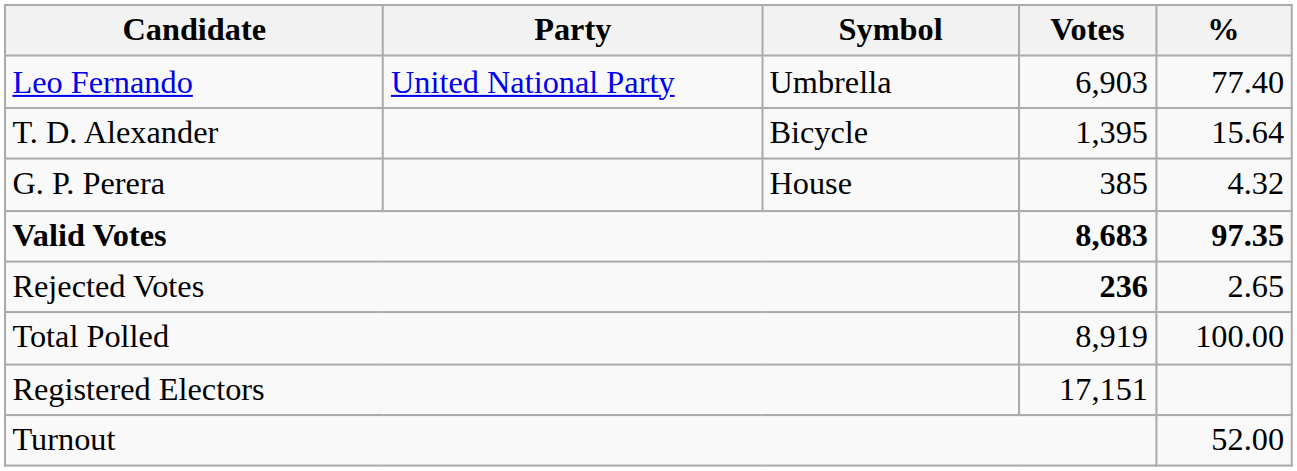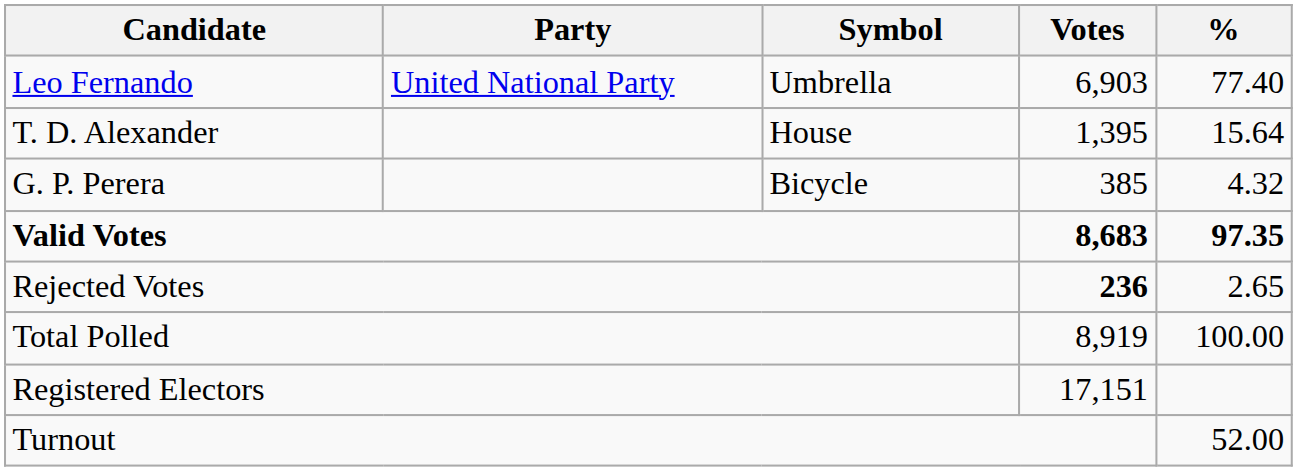(819, 132) Bicycle -> (811, 132) House
(811, 183) House -> (819, 183) Bicycle
